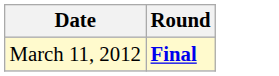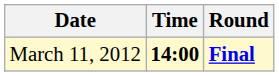+ column: (175, 20)
